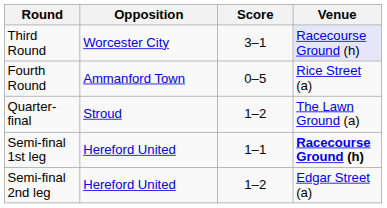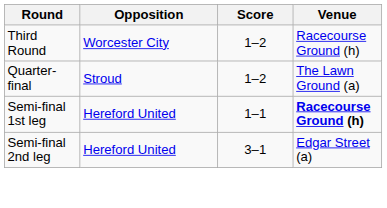(255, 43) 3–1 -> (255, 43) 1–2
(331, 43) lavender background -> (331, 43) no background
- row: (27, 78)
(255, 185) 1–2 -> (255, 149) 3–1
